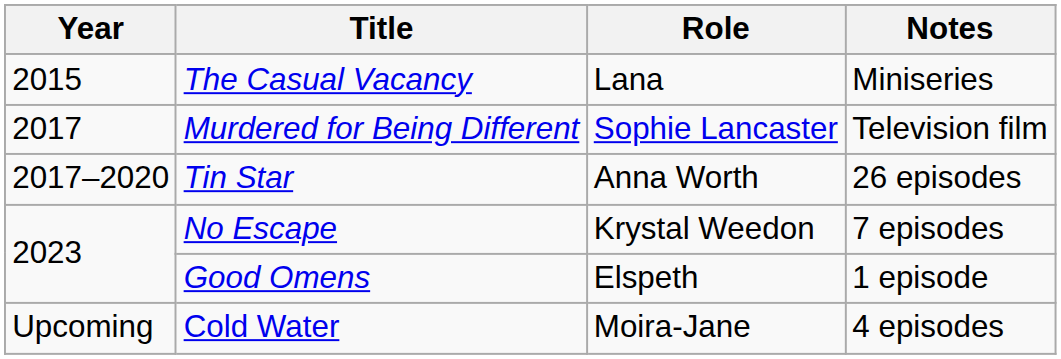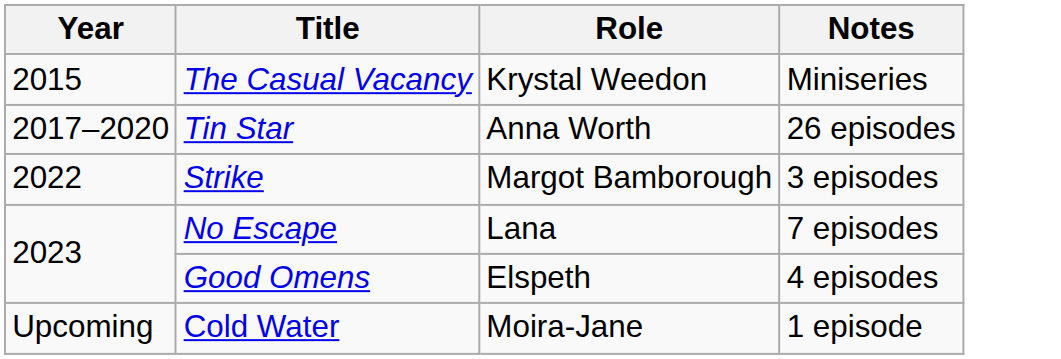(629, 79) Lana -> (597, 79) Krystal Weedon
- row: (381, 128)
+ row: (224, 178)
(704, 228) Krystal Weedon -> (521, 228) Lana
(920, 278) 1 episode -> (862, 278) 4 episodes
(928, 327) 4 episodes -> (855, 327) 1 episode
